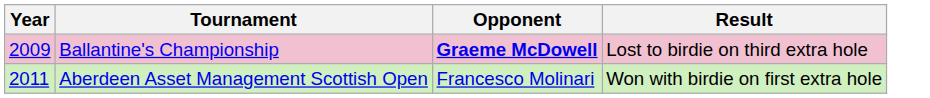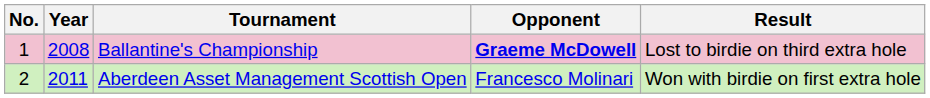+ column: (24, 20)
(30, 49) 2009 -> (69, 49) 2008
